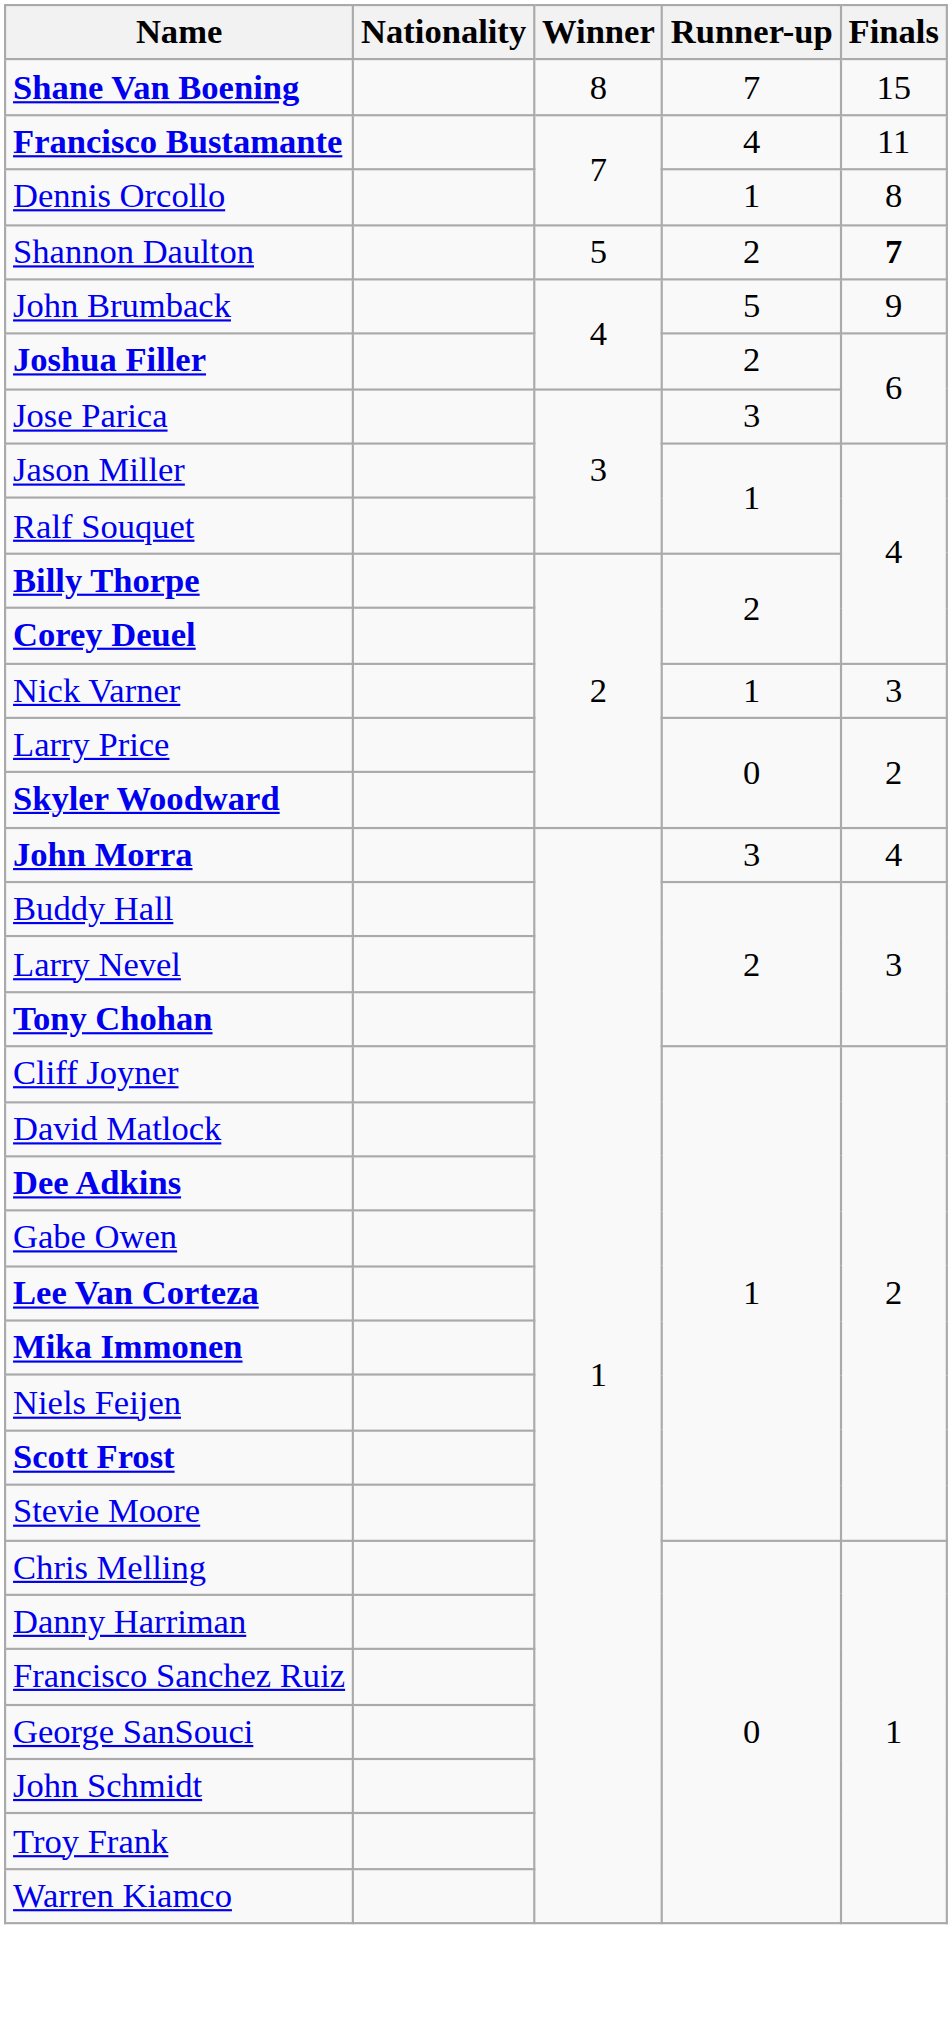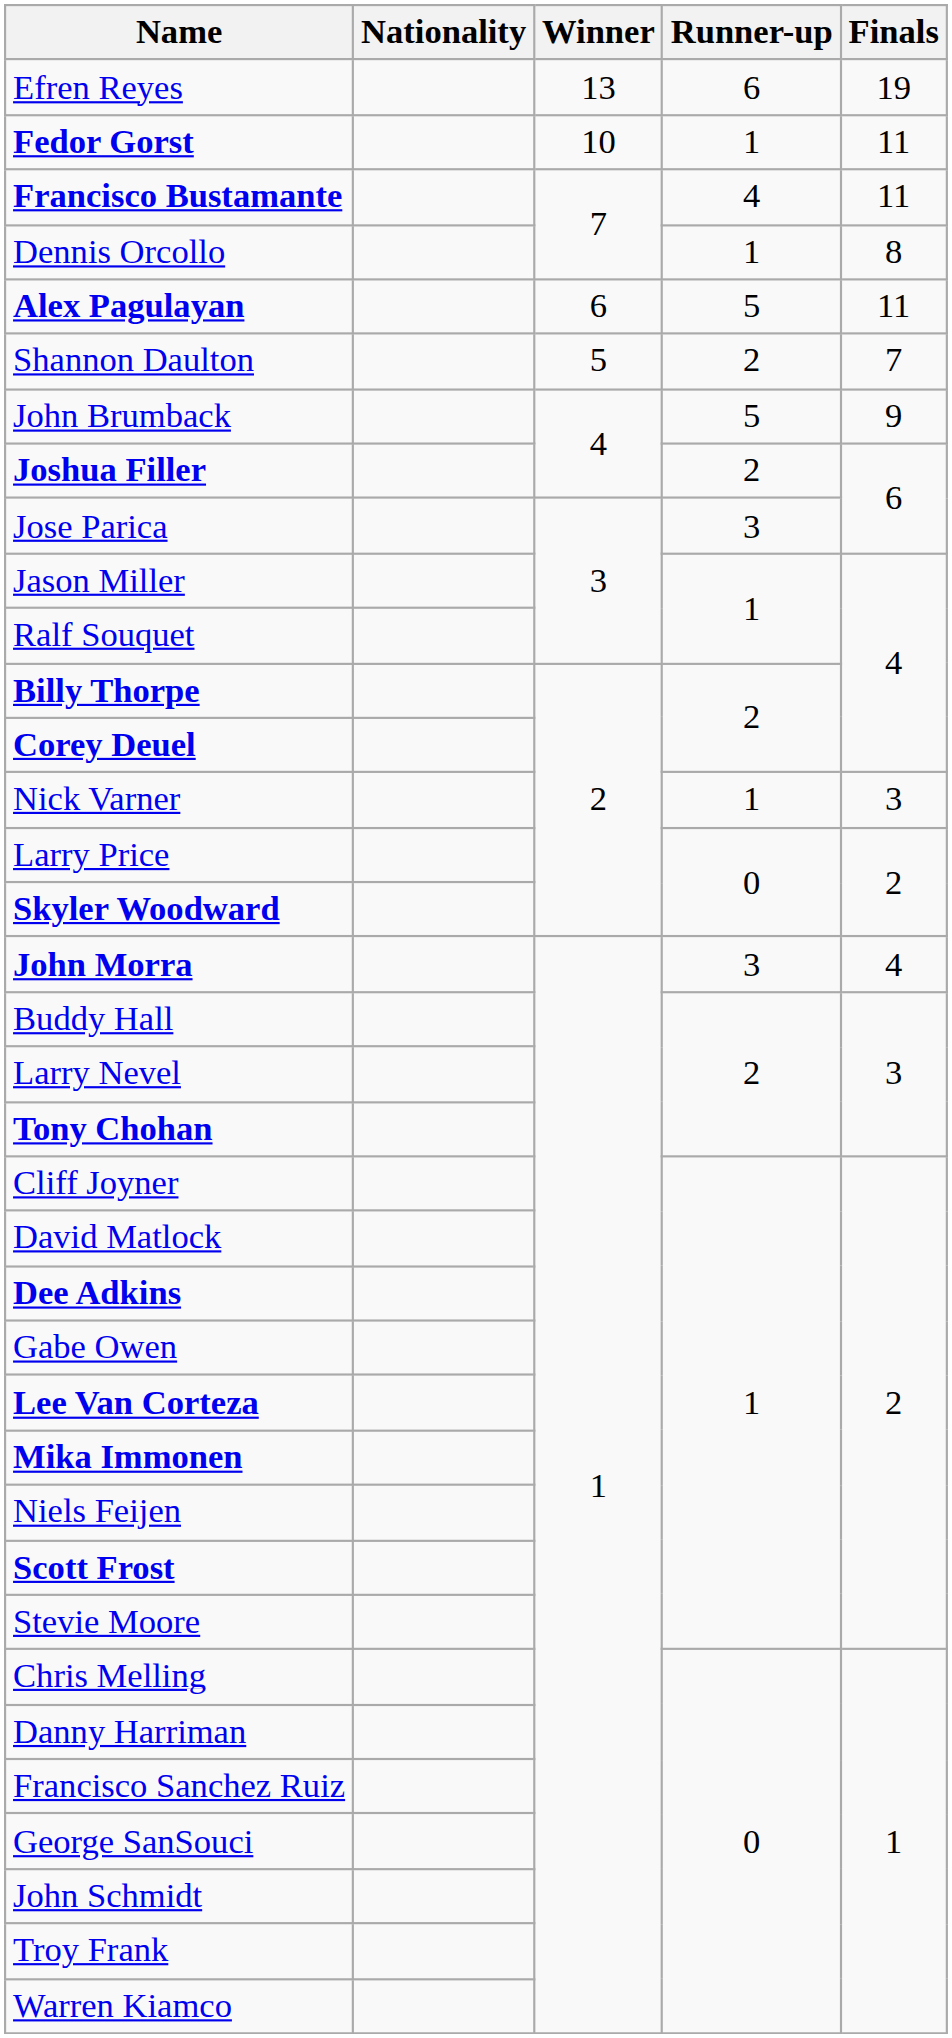+ row: (98, 86)
+ row: (103, 141)
- row: (156, 86)
+ row: (129, 305)
(894, 251) bold -> (894, 360) normal
